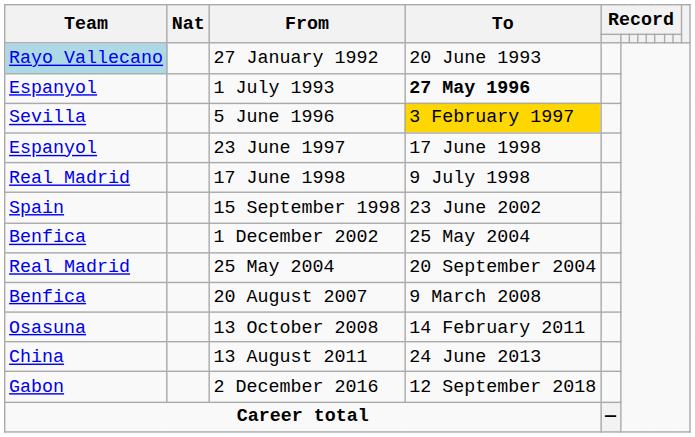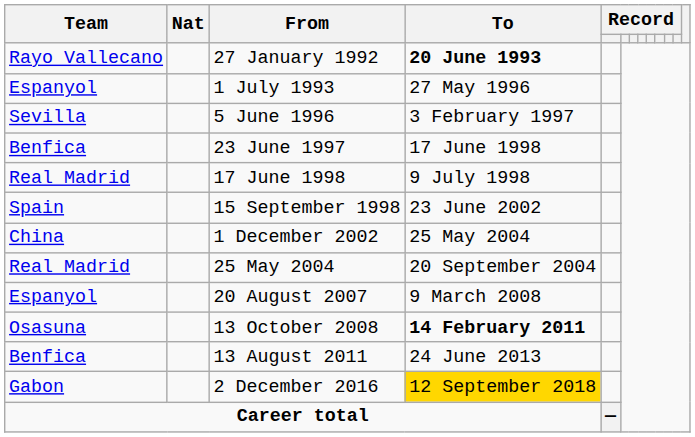(86, 58) lightblue background -> (86, 58) no background
(475, 58) normal -> (475, 58) bold
(470, 88) bold -> (470, 88) normal
(492, 118) gold background -> (492, 118) no background
(53, 148) Espanyol -> (48, 148) Benfica
(48, 237) Benfica -> (37, 237) China
(48, 297) Benfica -> (53, 297) Espanyol
(497, 327) normal -> (497, 327) bold
(37, 357) China -> (48, 357) Benfica
(503, 387) no background -> (503, 387) gold background
